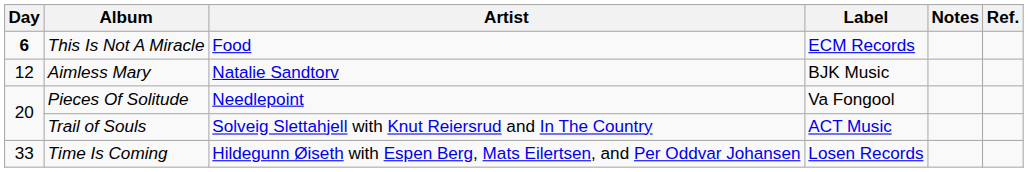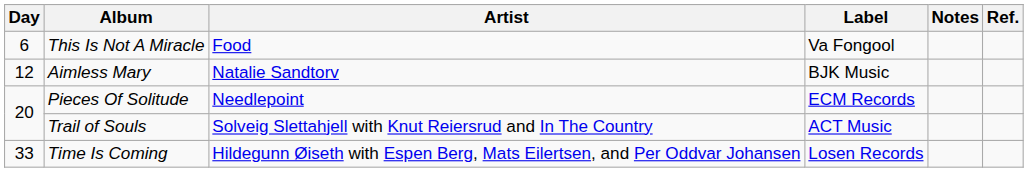(24, 45) bold -> (24, 45) normal
(862, 45) ECM Records -> (852, 45) Va Fongool
(852, 99) Va Fongool -> (862, 99) ECM Records
